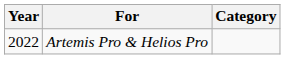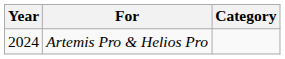(24, 41) 2022 -> (24, 41) 2024
